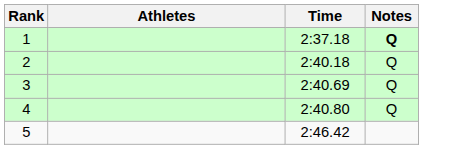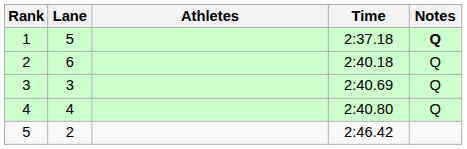+ column: (70, 16)
